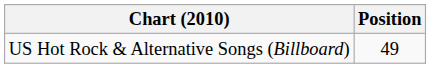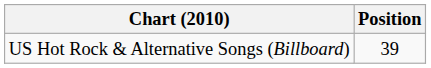(390, 48) 49 -> (390, 48) 39
